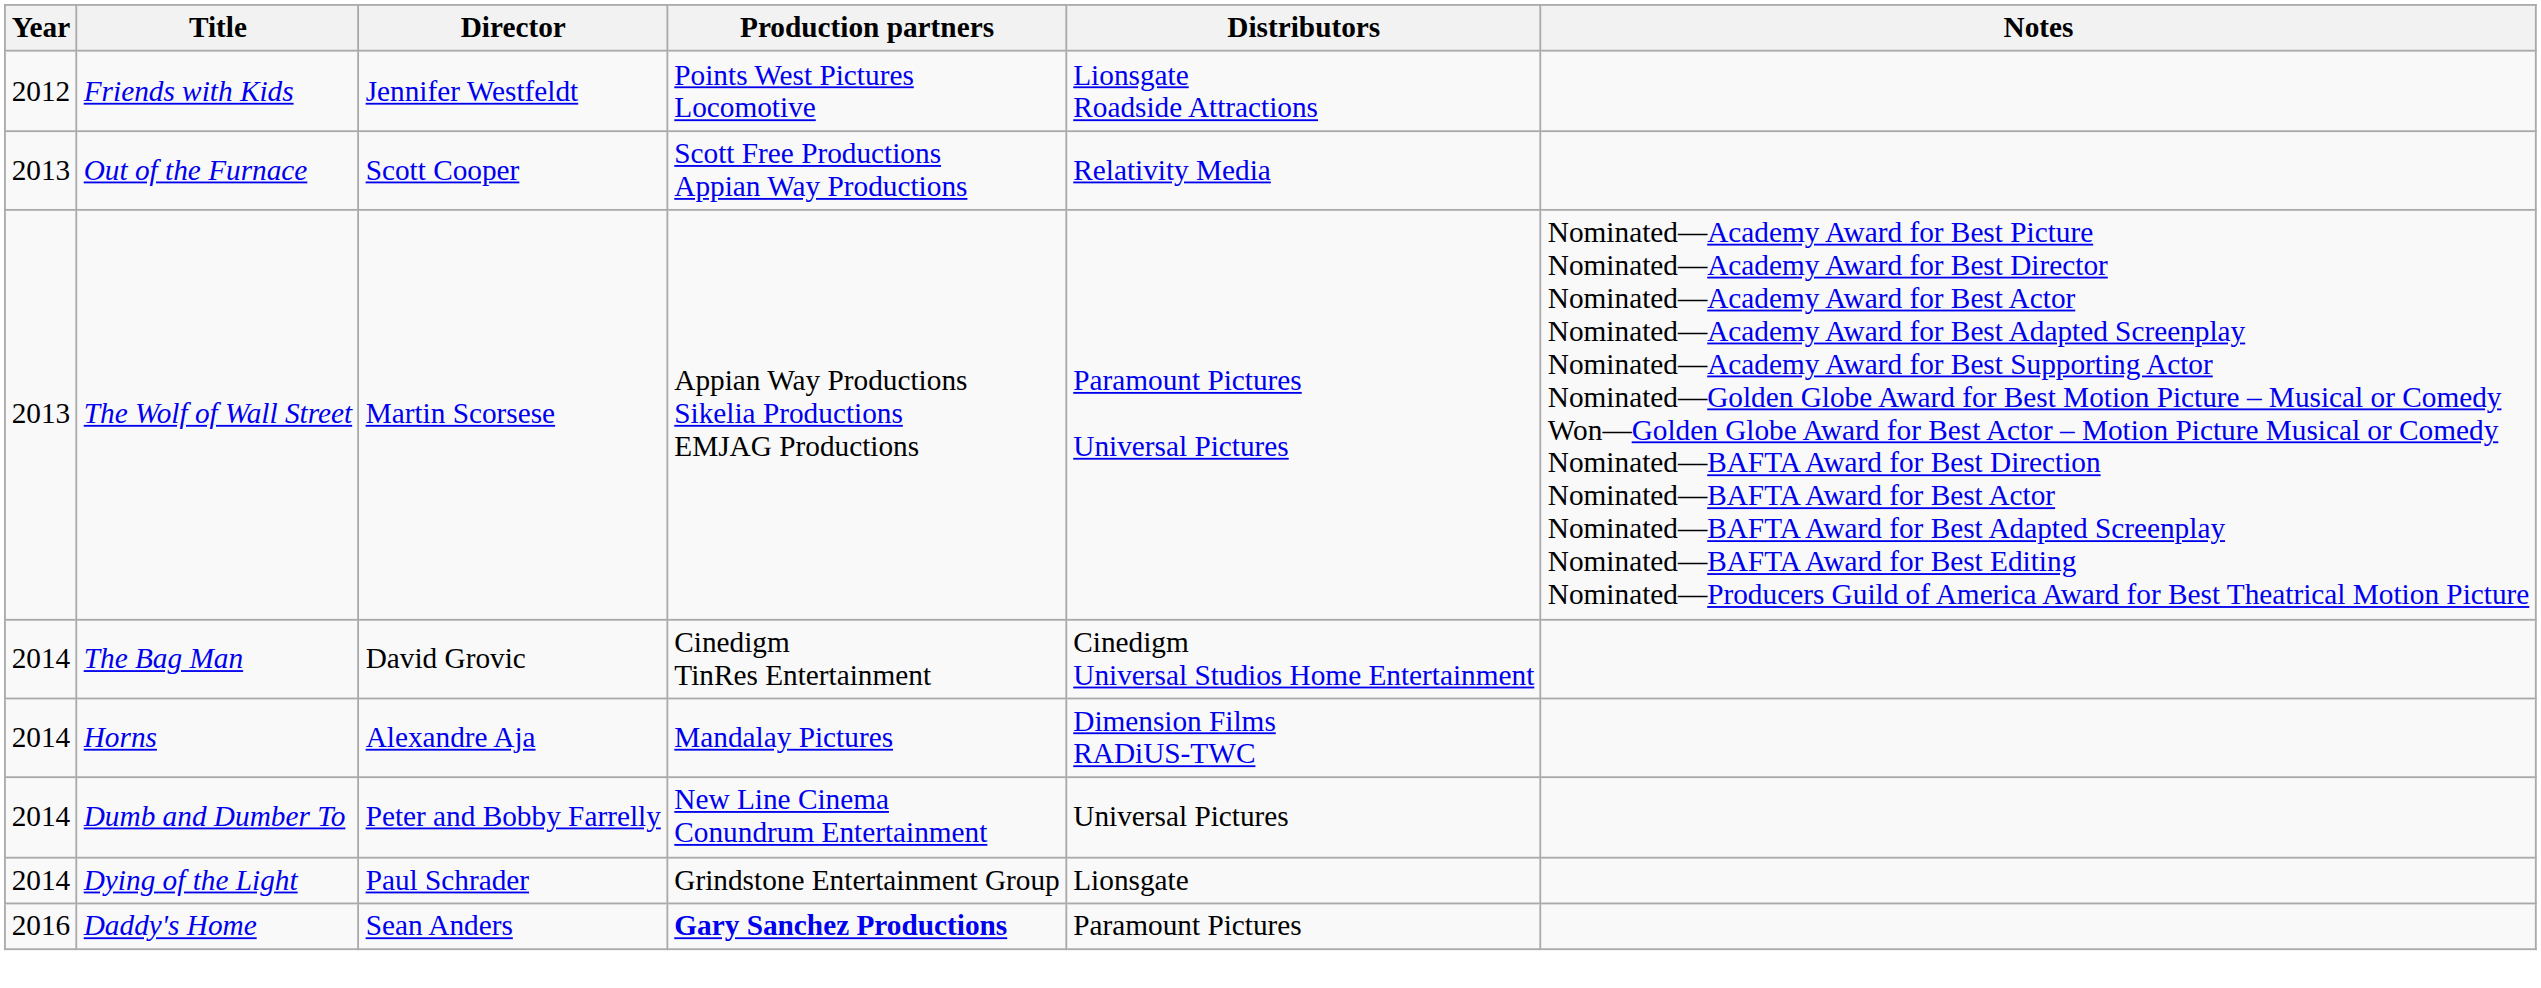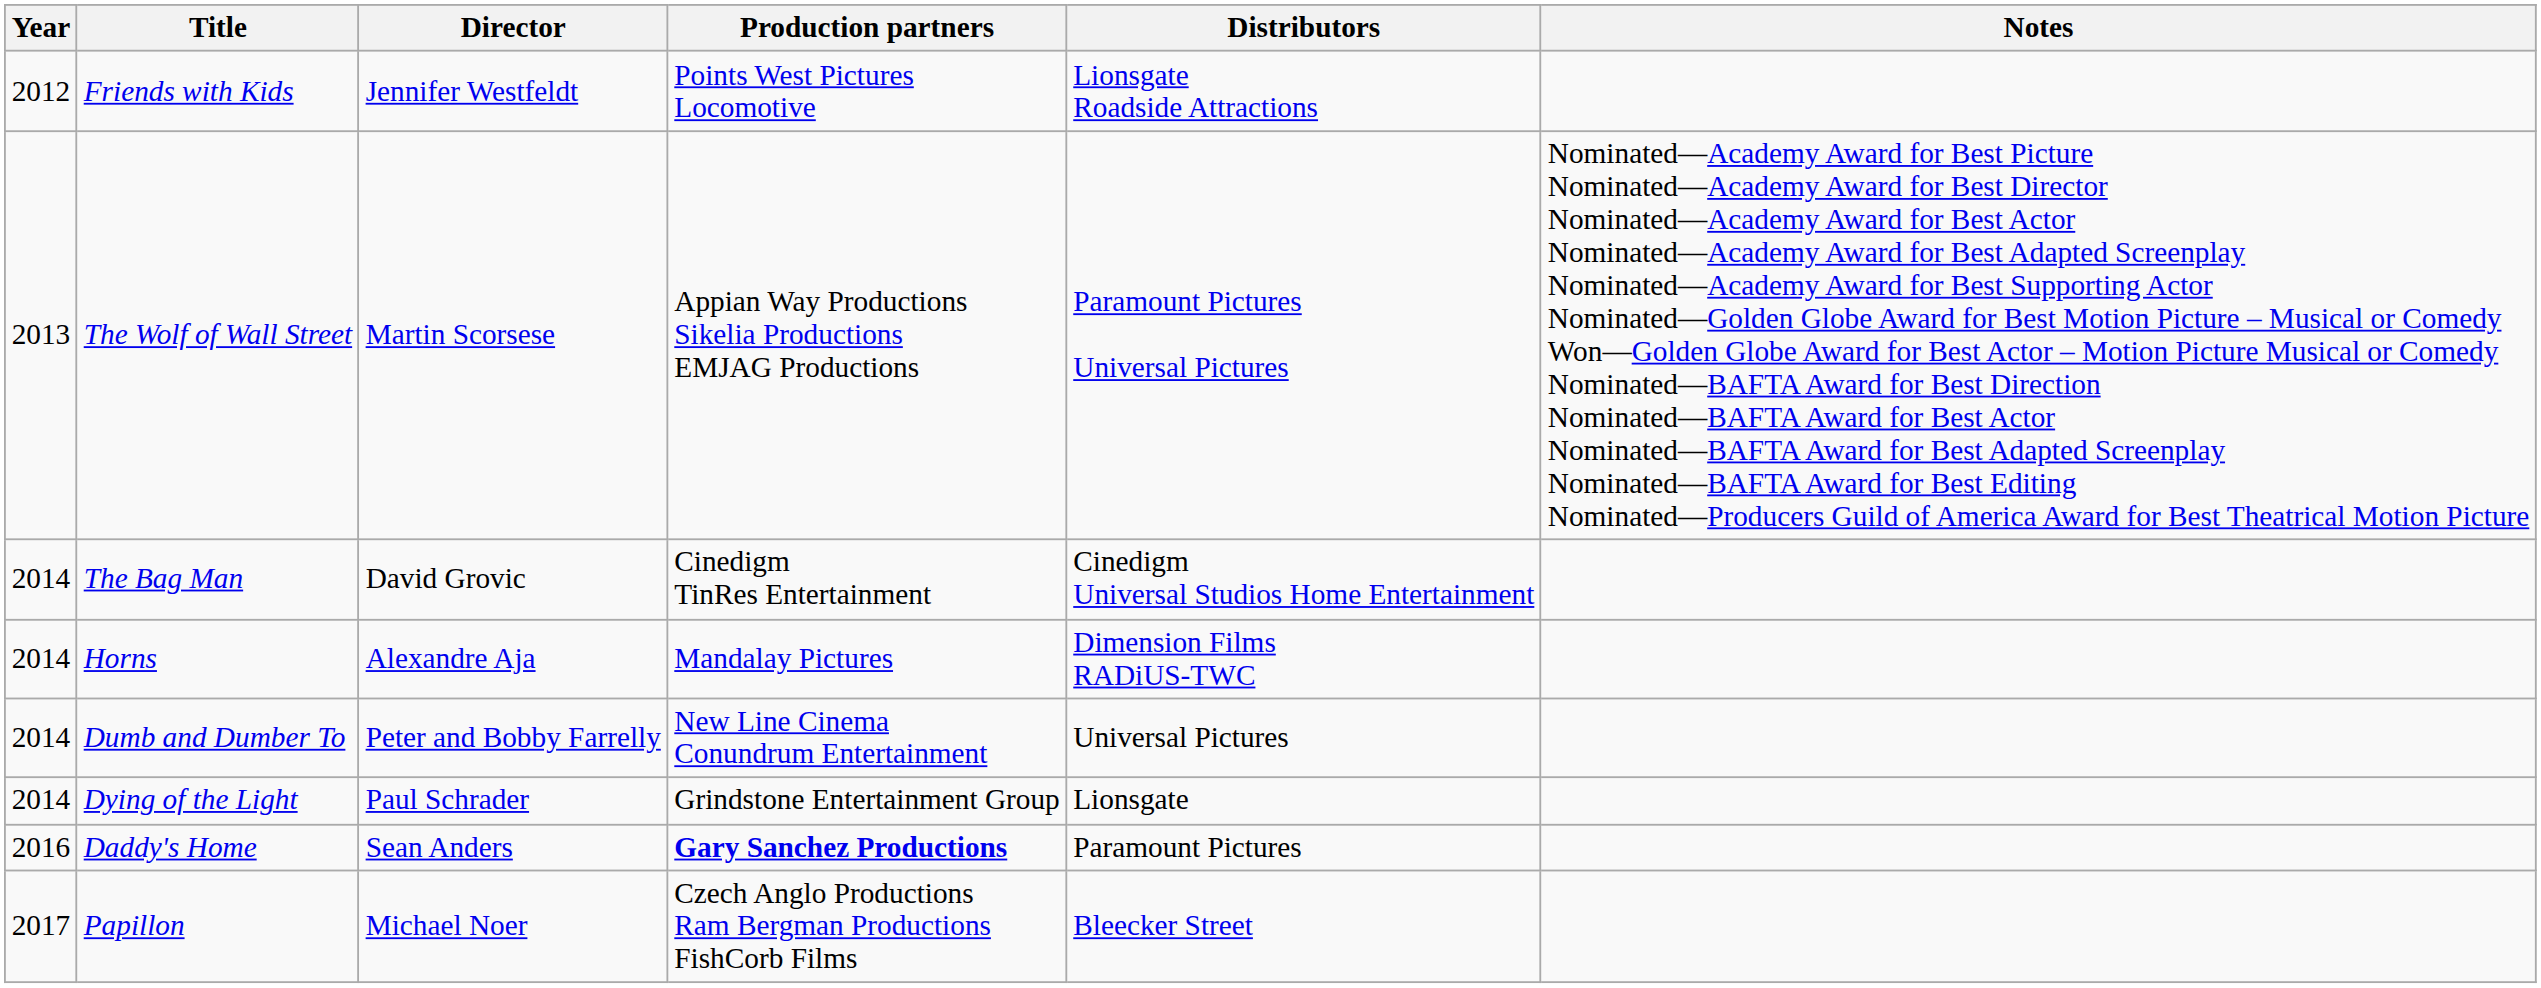- row: (196, 170)
+ row: (134, 926)
